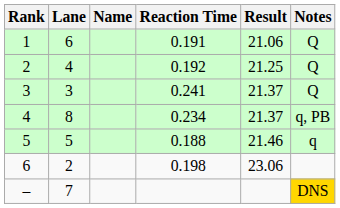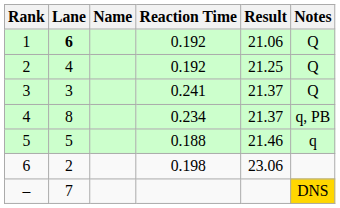(69, 41) normal -> (69, 41) bold
(188, 41) 0.191 -> (188, 41) 0.192
